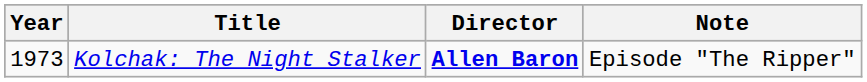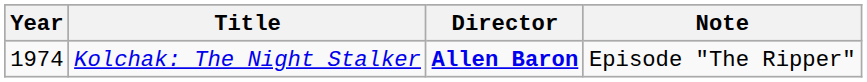(37, 59) 1973 -> (37, 59) 1974
